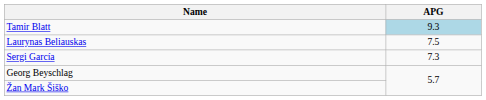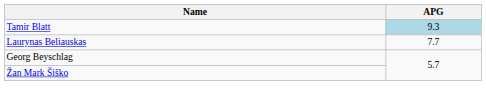(433, 42) 7.5 -> (433, 42) 7.7
- row: (31, 57)
